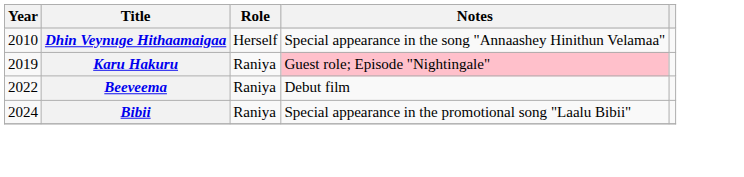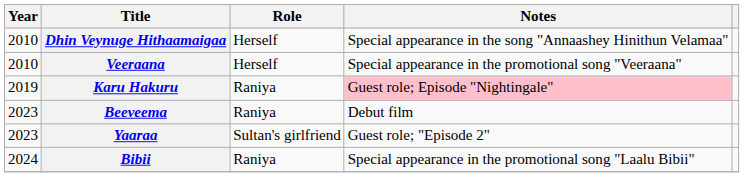+ row: (136, 64)
(23, 87) 2022 -> (23, 111) 2023
+ row: (136, 135)
